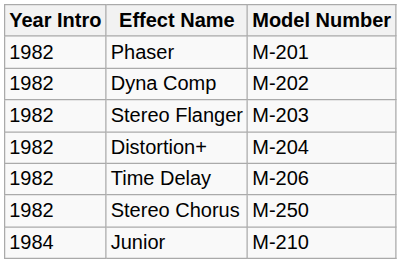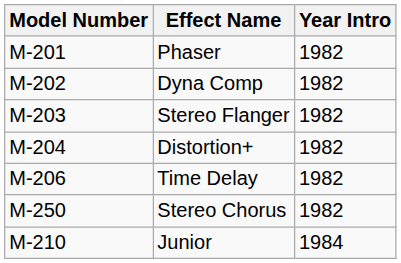columns swapped: (322, 20) <-> (55, 20)
